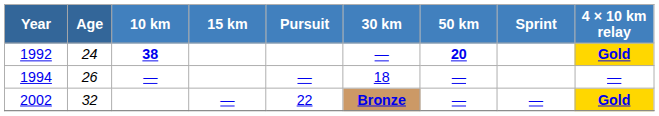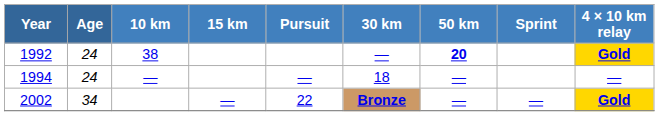(150, 55) bold -> (150, 55) normal
(90, 77) 26 -> (90, 77) 24
(90, 100) 32 -> (90, 100) 34
